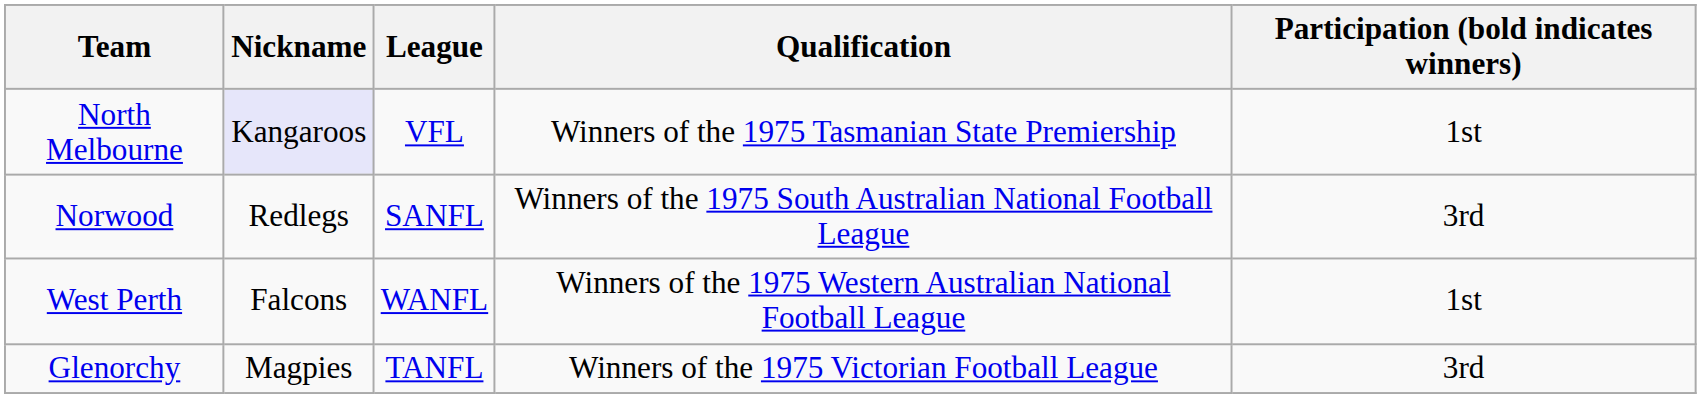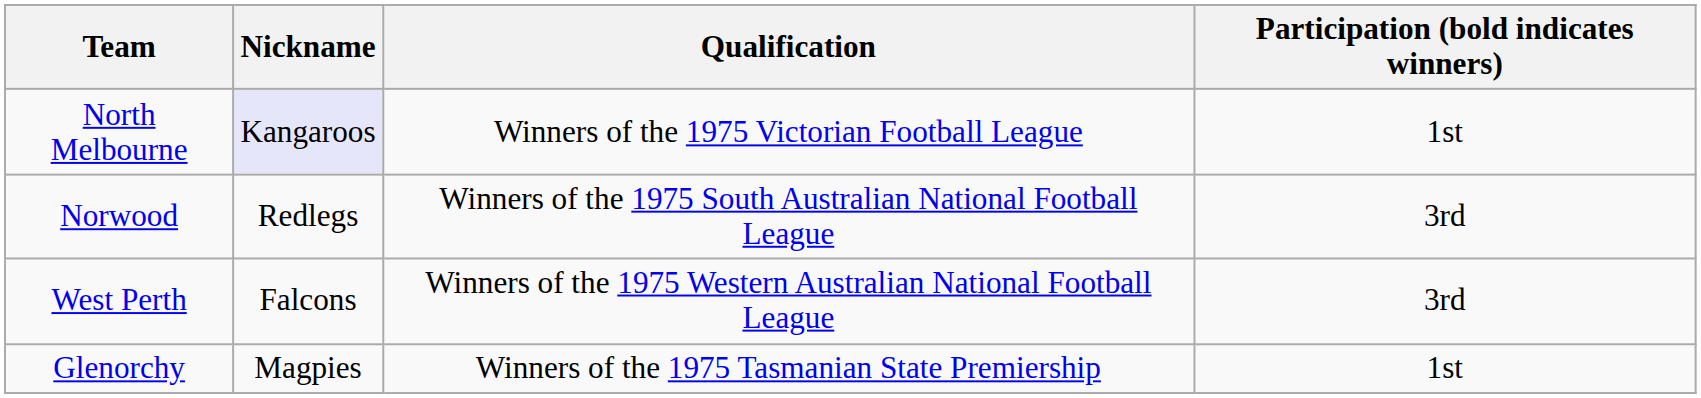- column: (434, 46)
(863, 131) Winners of the 1975 Tasmanian State Premiership -> (788, 131) Winners of the 1975 Victorian Football League
(1464, 300) 1st -> (1445, 300) 3rd
(863, 367) Winners of the 1975 Victorian Football League -> (788, 367) Winners of the 1975 Tasmanian State Premiership
(1464, 367) 3rd -> (1445, 367) 1st
